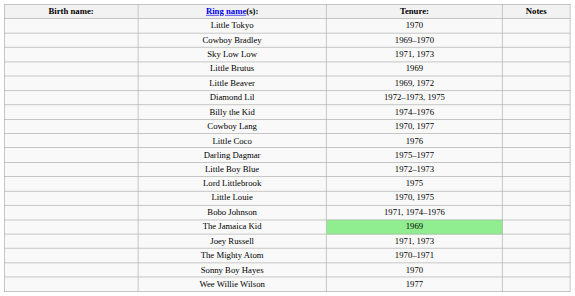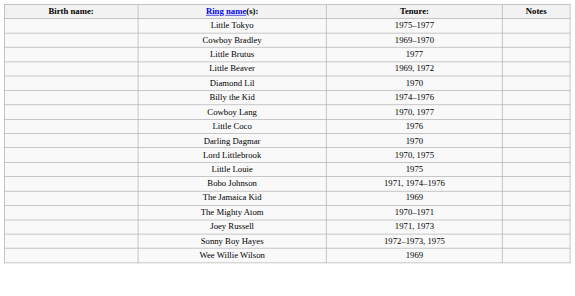(414, 25) 1970 -> (414, 25) 1975–1977
- row: (232, 54)
(414, 68) 1969 -> (414, 54) 1977
(414, 97) 1972–1973, 1975 -> (414, 83) 1970
(414, 154) 1975–1977 -> (414, 140) 1970
- row: (232, 169)
(414, 183) 1975 -> (414, 154) 1970, 1975
(414, 197) 1970, 1975 -> (414, 169) 1975
(414, 226) lightgreen background -> (414, 197) no background
rows swapped: (232, 241) <-> (232, 255)
(414, 269) 1970 -> (414, 241) 1972–1973, 1975
(414, 284) 1977 -> (414, 255) 1969
